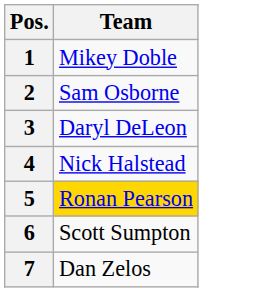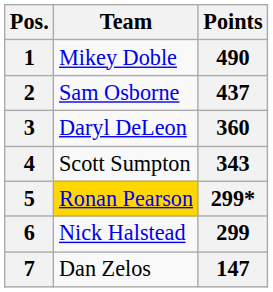+ column: (233, 22)
(122, 163) Nick Halstead -> (125, 163) Scott Sumpton
(125, 233) Scott Sumpton -> (122, 233) Nick Halstead
